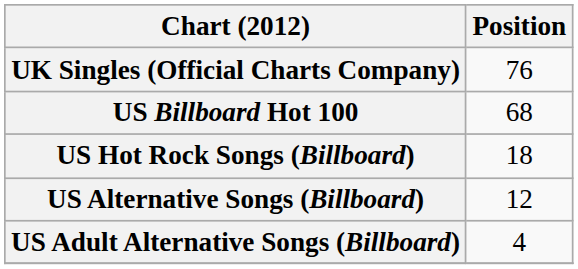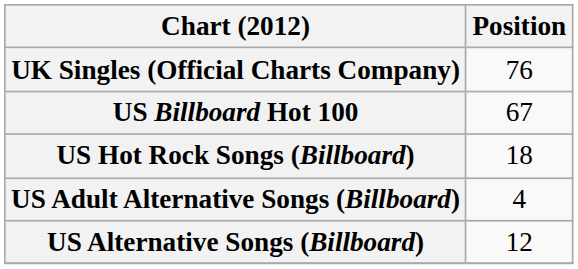(519, 112) 68 -> (519, 112) 67
rows swapped: (236, 241) <-> (236, 198)
